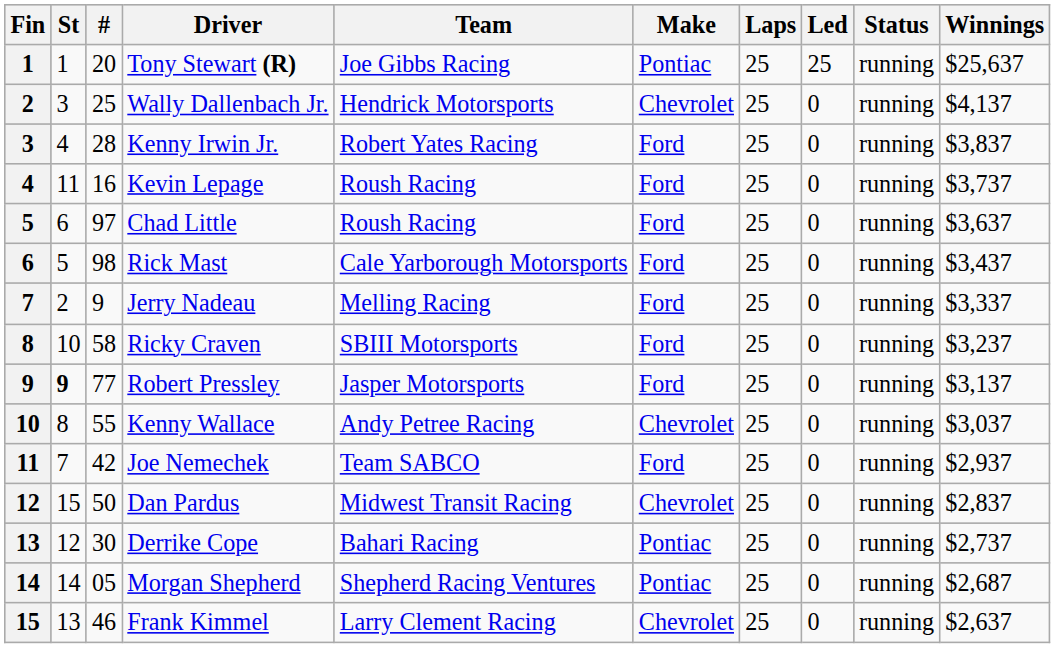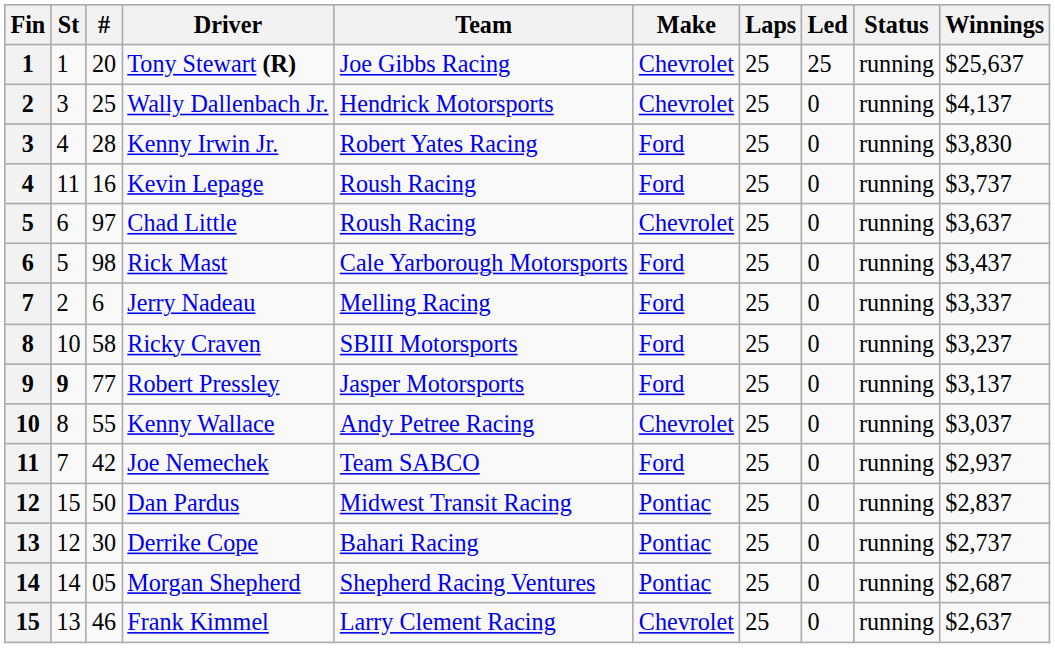(675, 64) Pontiac -> (686, 64) Chevrolet
(979, 144) $3,837 -> (979, 144) $3,830
(662, 223) Ford -> (686, 223) Chevrolet
(98, 303) 9 -> (98, 303) 6
(686, 502) Chevrolet -> (675, 502) Pontiac
